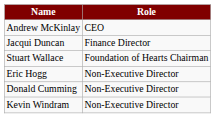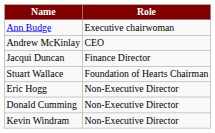+ row: (29, 27)
